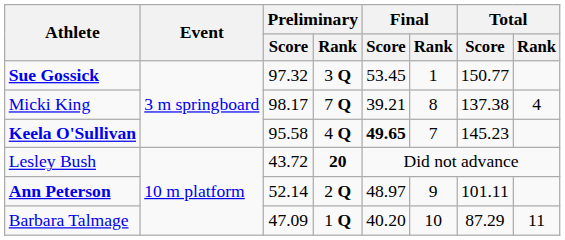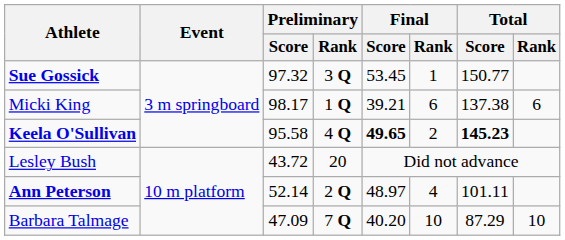(338, 104) 7 Q -> (338, 104) 1 Q
(433, 104) 8 -> (433, 104) 6
(537, 104) 4 -> (537, 104) 6
(433, 133) 7 -> (433, 133) 2
(485, 133) normal -> (485, 133) bold
(338, 162) bold -> (338, 162) normal
(433, 191) 9 -> (433, 191) 4
(338, 220) 1 Q -> (338, 220) 7 Q
(537, 220) 11 -> (537, 220) 10
